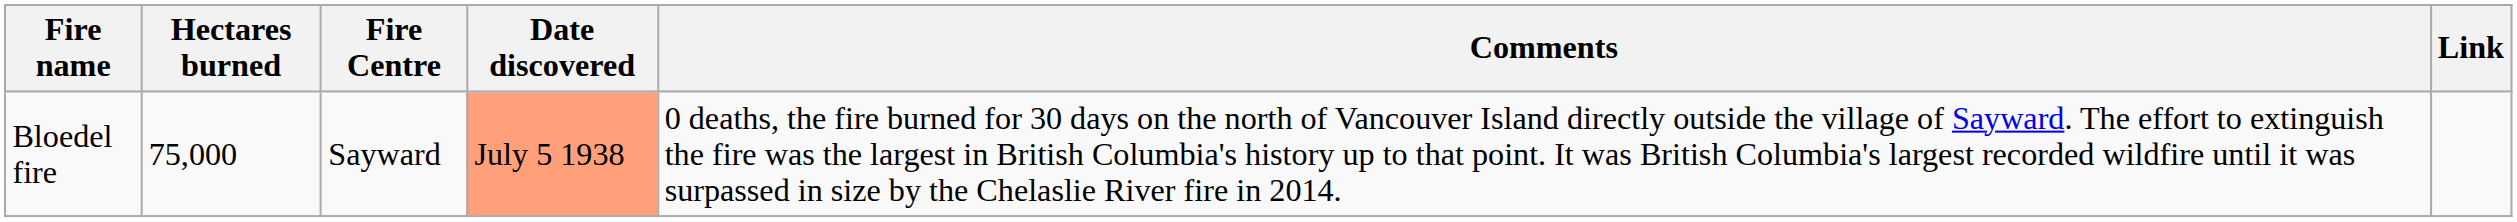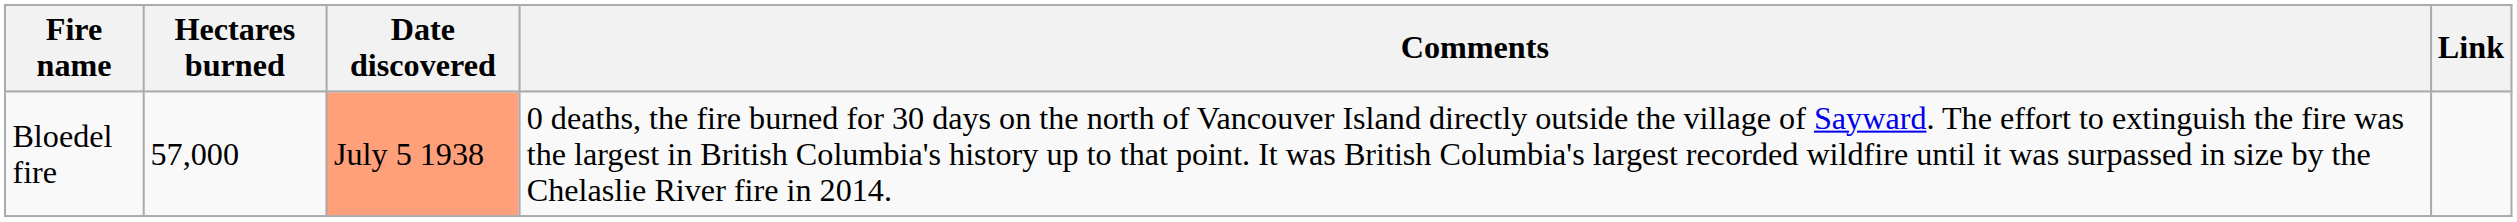- column: (394, 48)
(193, 153) 75,000 -> (195, 153) 57,000
